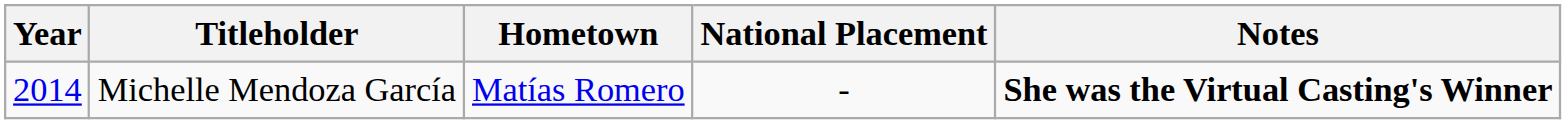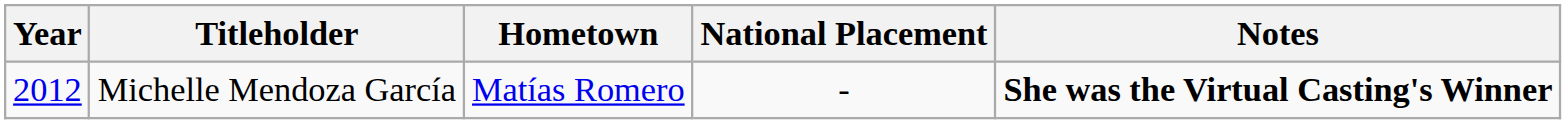(47, 89) 2014 -> (47, 89) 2012
